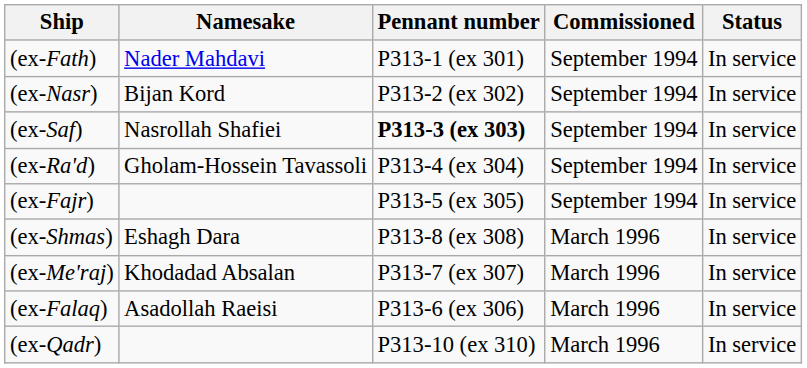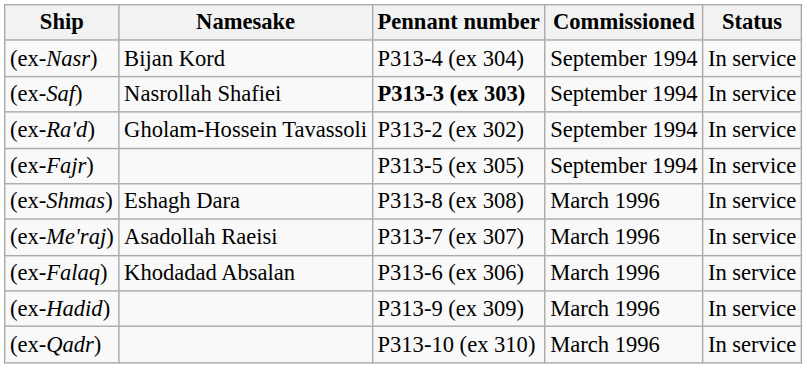- row: (53, 58)
(451, 93) P313-2 (ex 302) -> (451, 58) P313-4 (ex 304)
(451, 165) P313-4 (ex 304) -> (451, 129) P313-2 (ex 302)
(210, 272) Khodadad Absalan -> (201, 237) Asadollah Raeisi
(201, 308) Asadollah Raeisi -> (210, 272) Khodadad Absalan
+ row: (60, 308)
